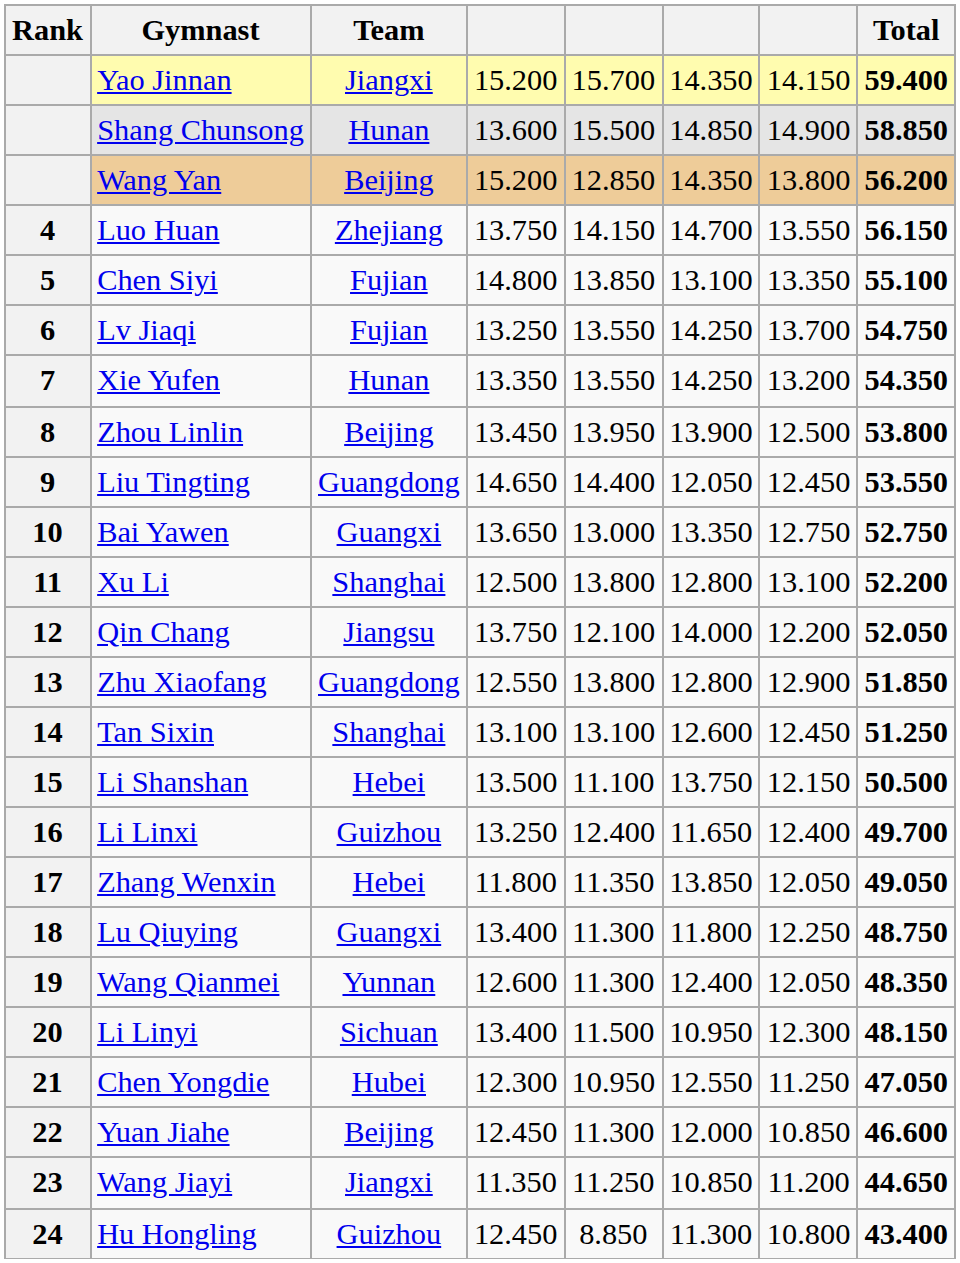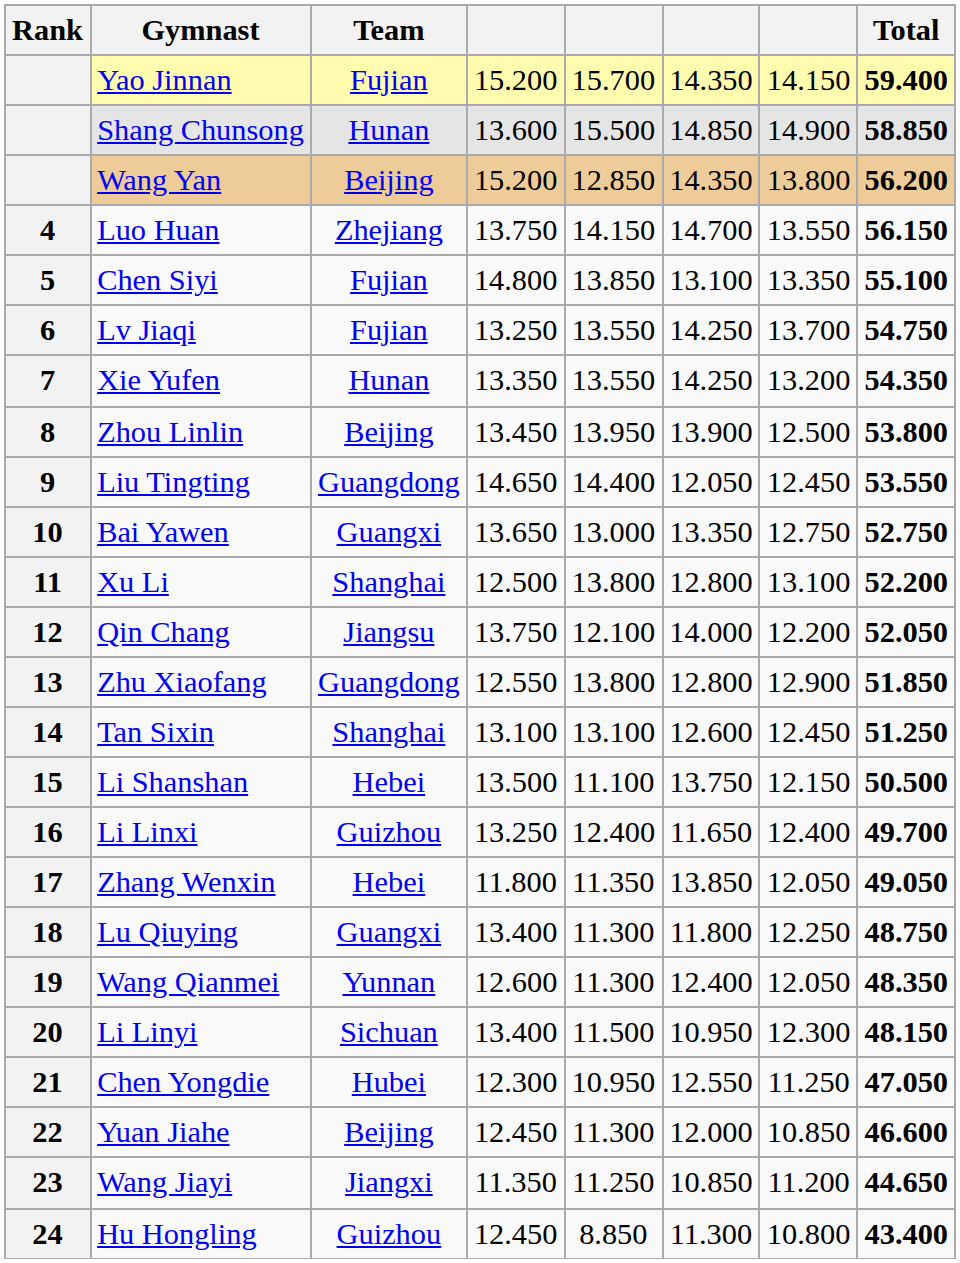(389, 79) Jiangxi -> (389, 79) Fujian
